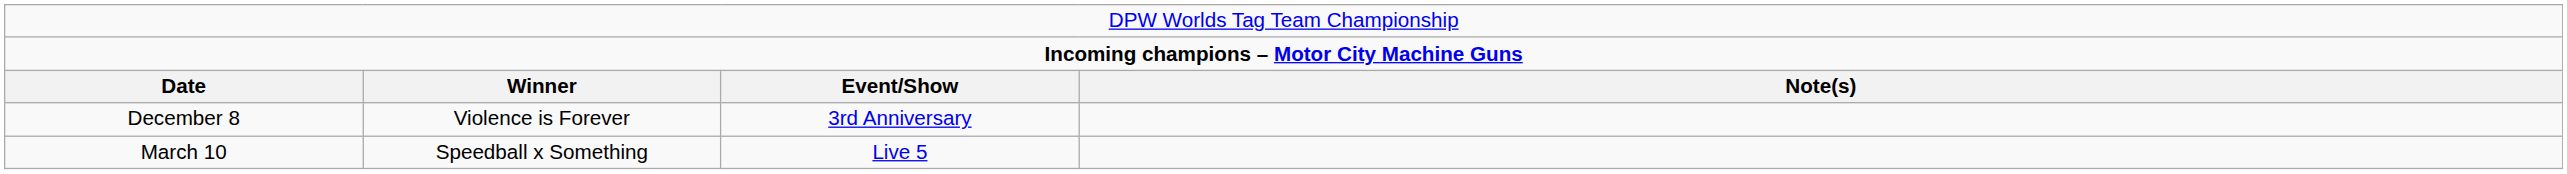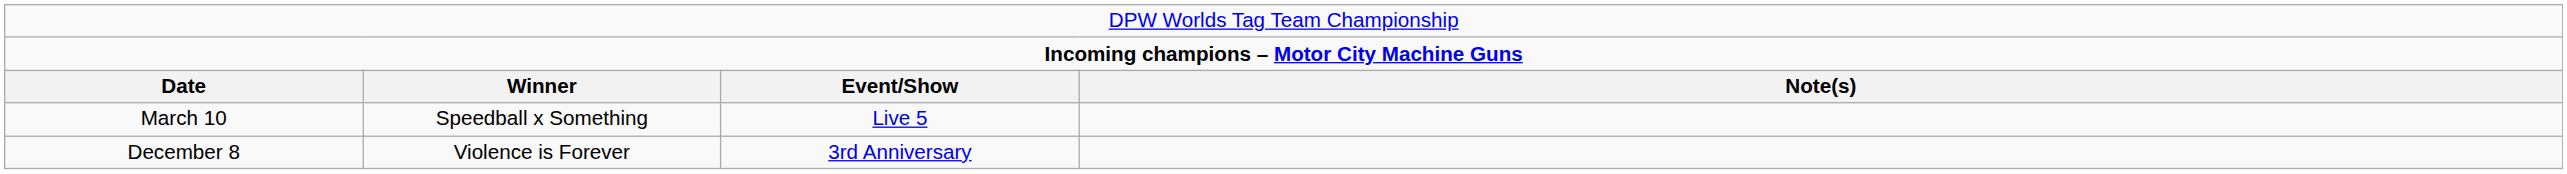rows swapped: (184, 151) <-> (184, 119)
